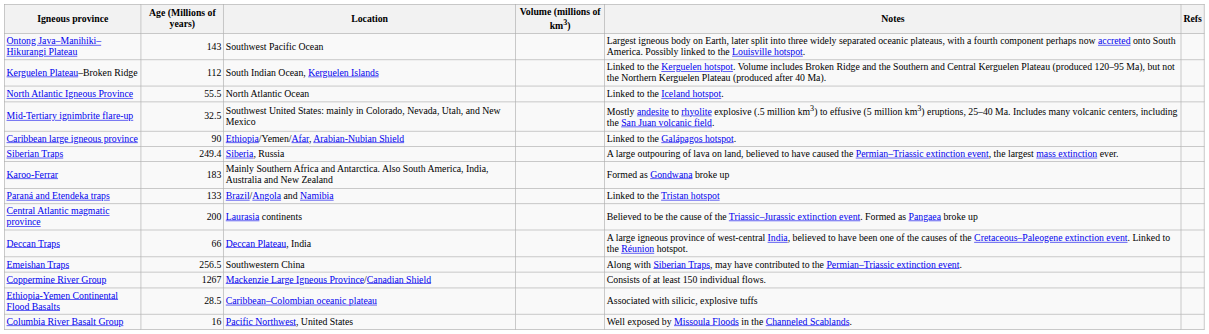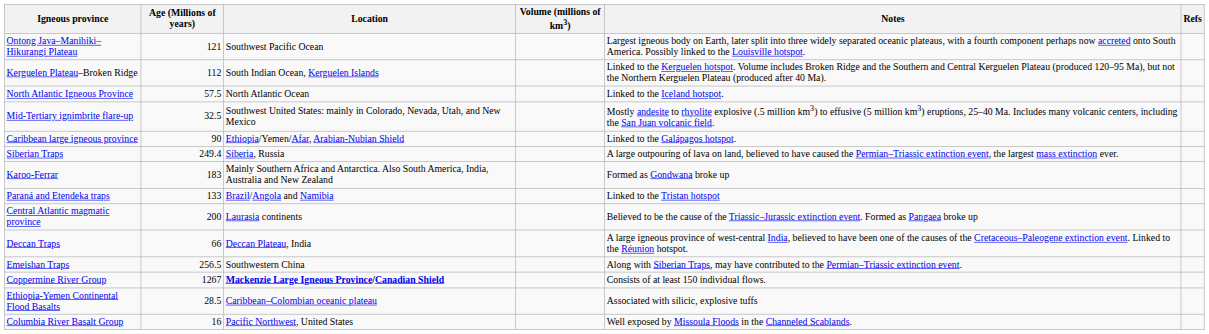(214, 46) 143 -> (214, 46) 121
(213, 94) 55.5 -> (213, 94) 57.5
(328, 280) normal -> (335, 280) bold
